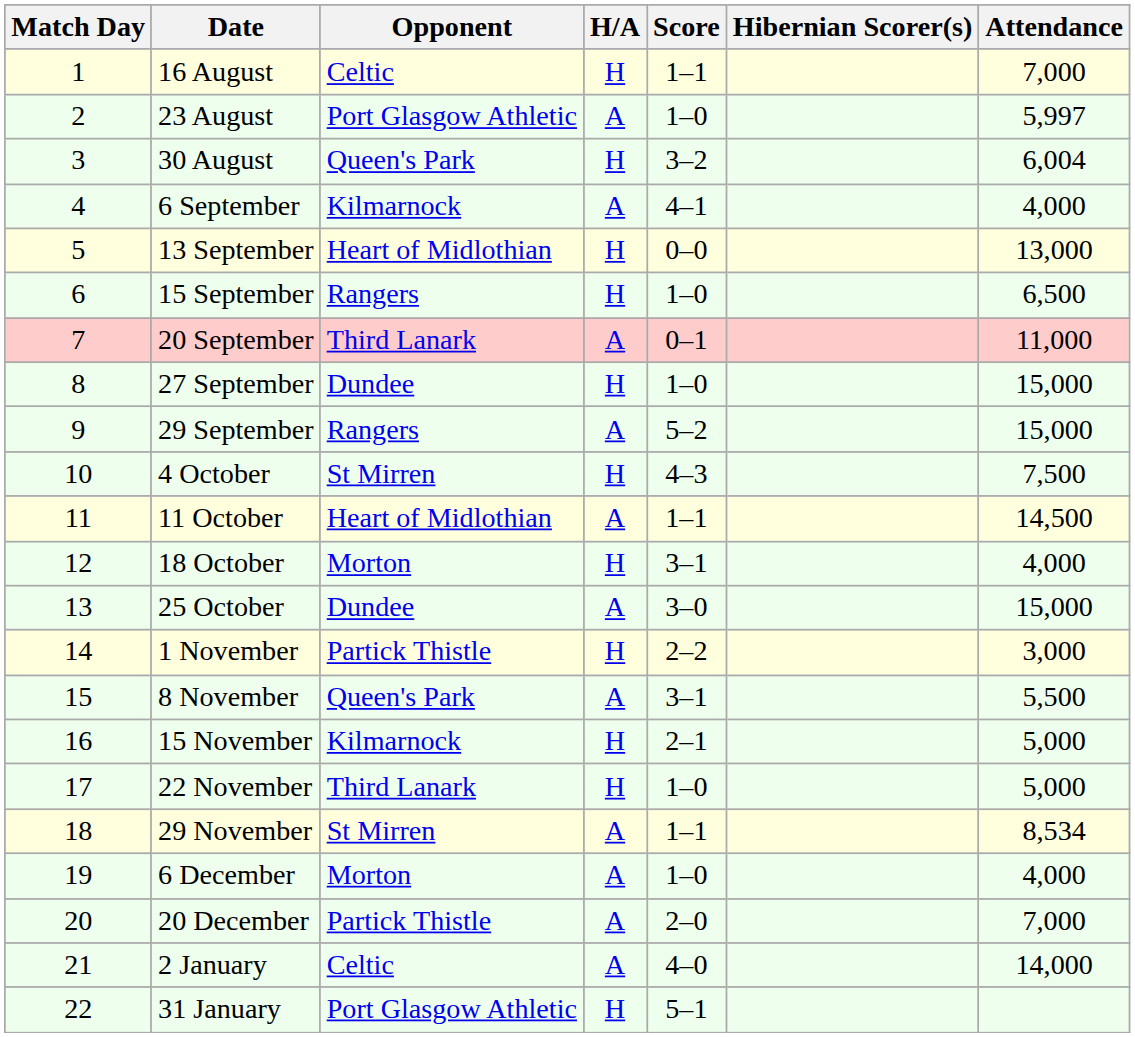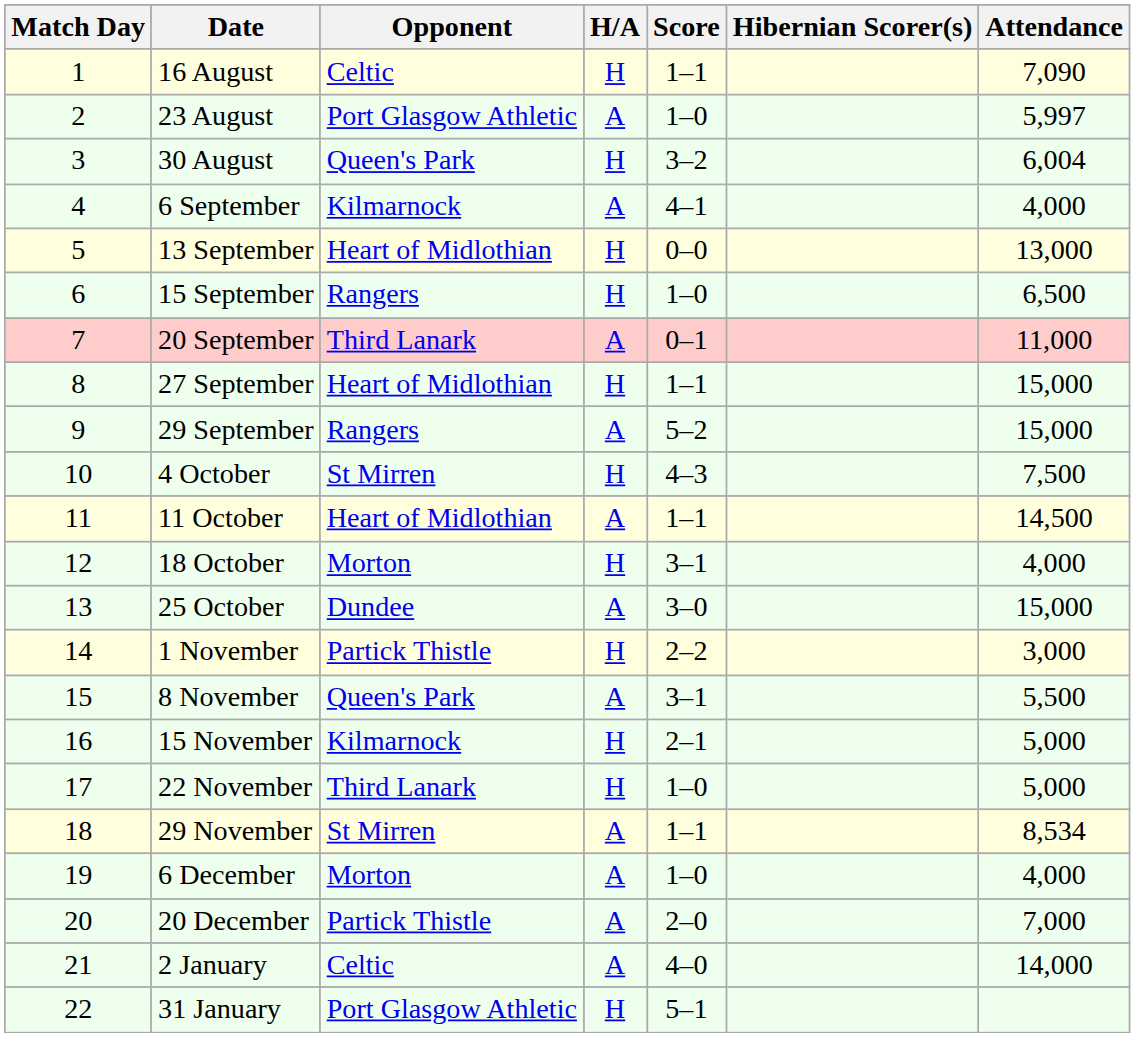(1054, 71) 7,000 -> (1054, 71) 7,090
(370, 384) Dundee -> (439, 384) Heart of Midlothian
(686, 384) 1–0 -> (686, 384) 1–1
